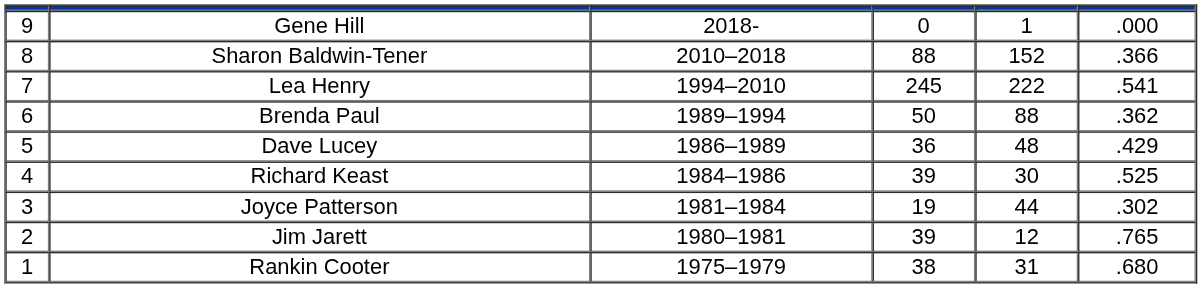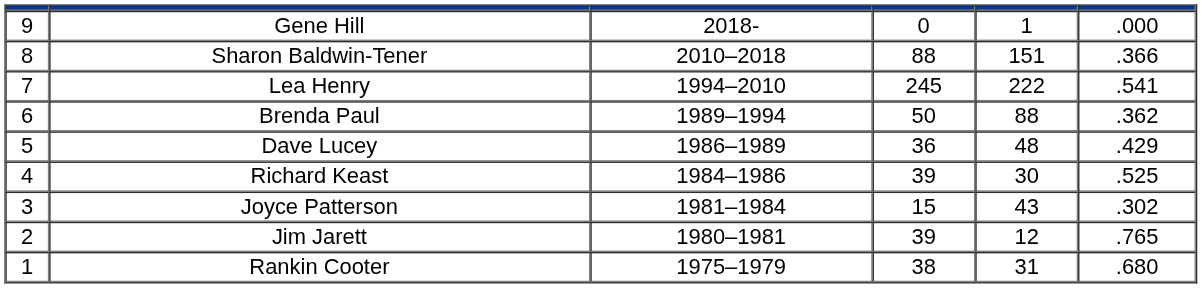(1027, 55) 152 -> (1027, 55) 151
(924, 206) 19 -> (924, 206) 15
(1027, 206) 44 -> (1027, 206) 43
